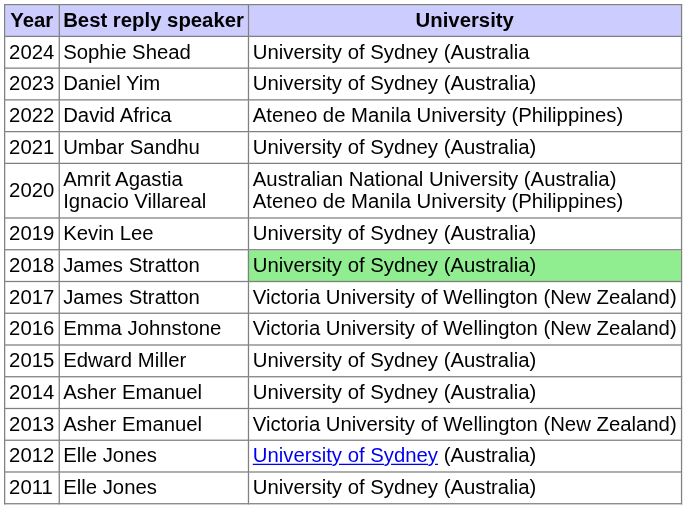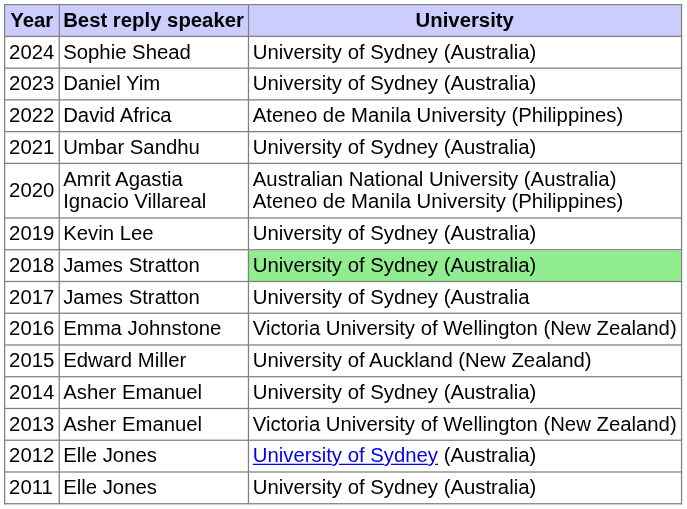(391, 52) University of Sydney (Australia -> (395, 52) University of Sydney (Australia)
(465, 297) Victoria University of Wellington (New Zealand) -> (391, 297) University of Sydney (Australia
(395, 360) University of Sydney (Australia) -> (422, 360) University of Auckland (New Zealand)
